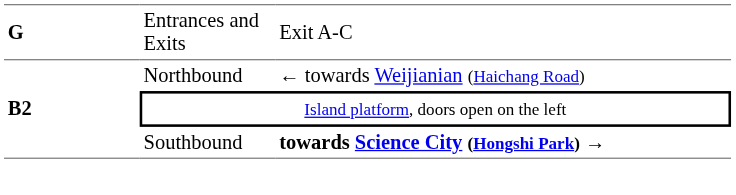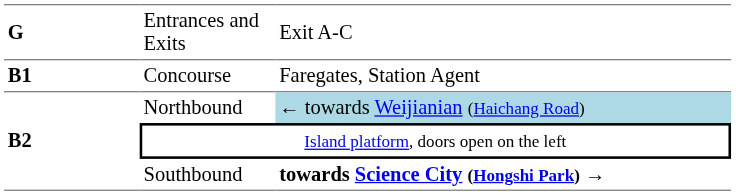+ row: (187, 75)
(432, 75) no background -> (432, 107) lightblue background
